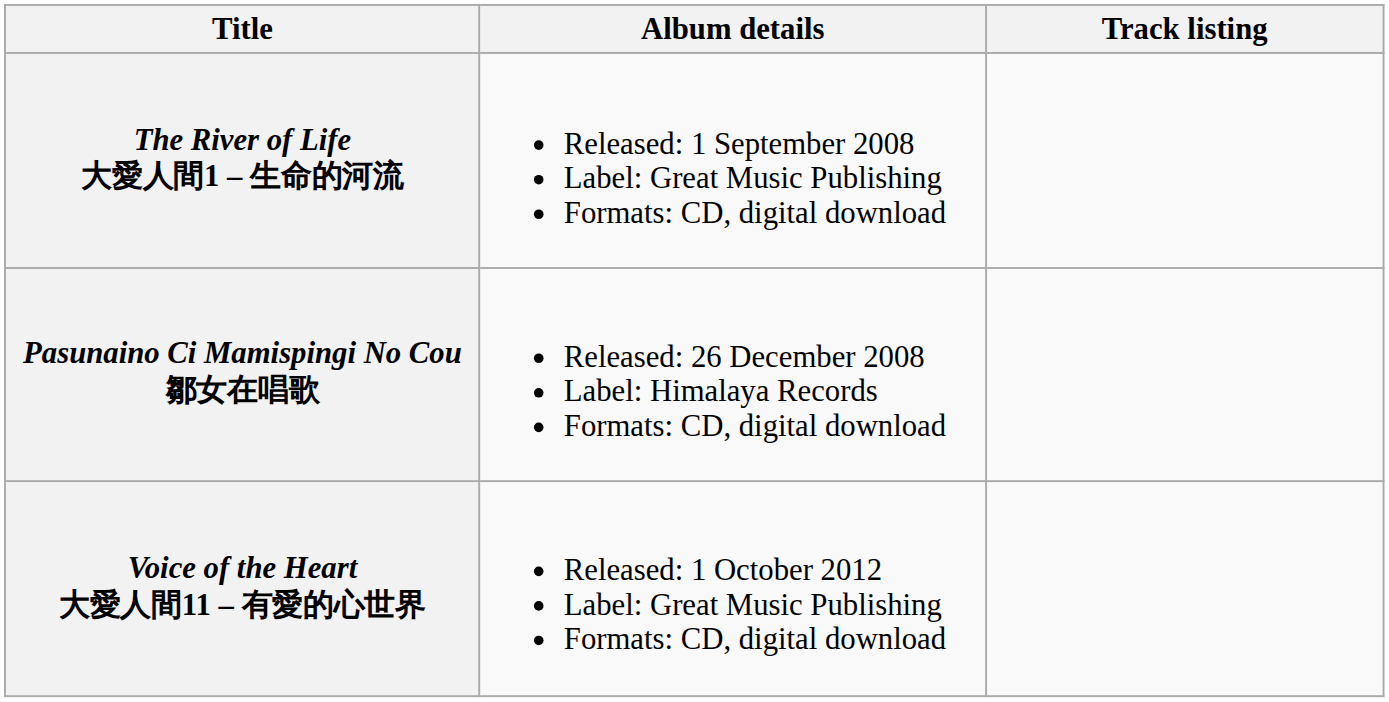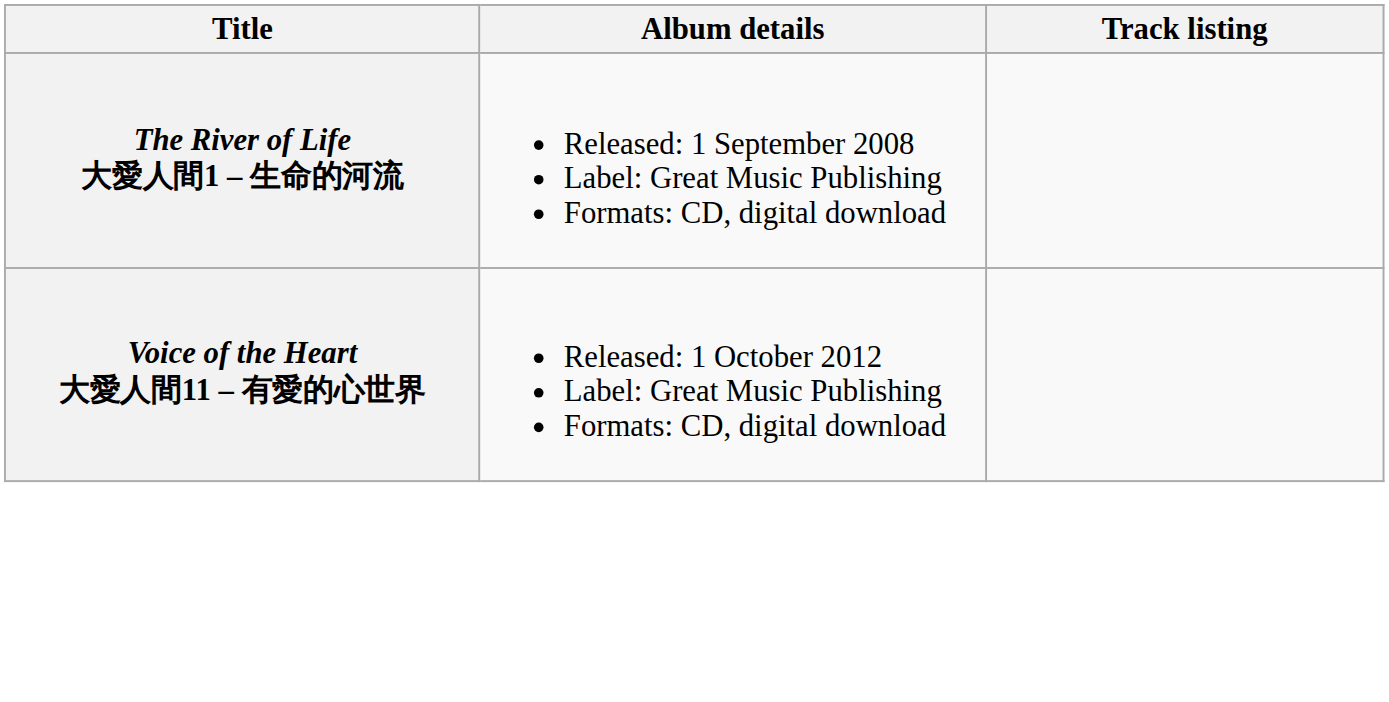- row: (242, 372)
